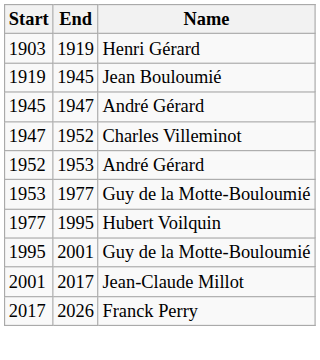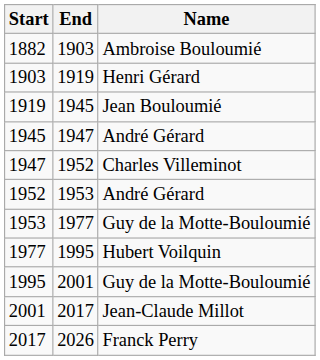+ row: (27, 48)
